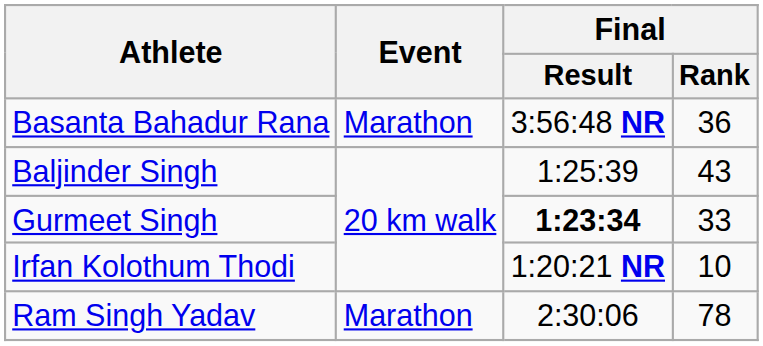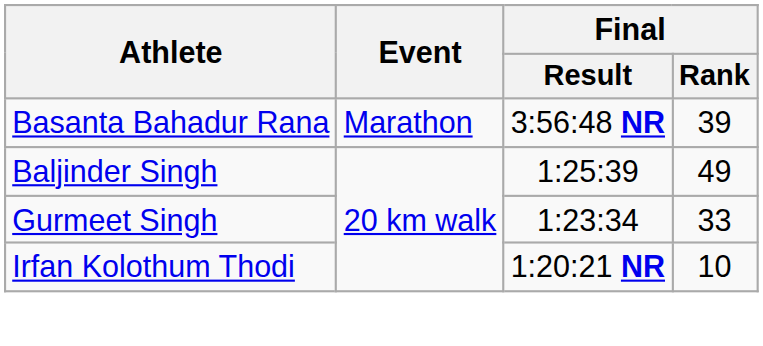(714, 123) 36 -> (714, 123) 39
(714, 172) 43 -> (714, 172) 49
(588, 220) bold -> (588, 220) normal
- row: (134, 316)
